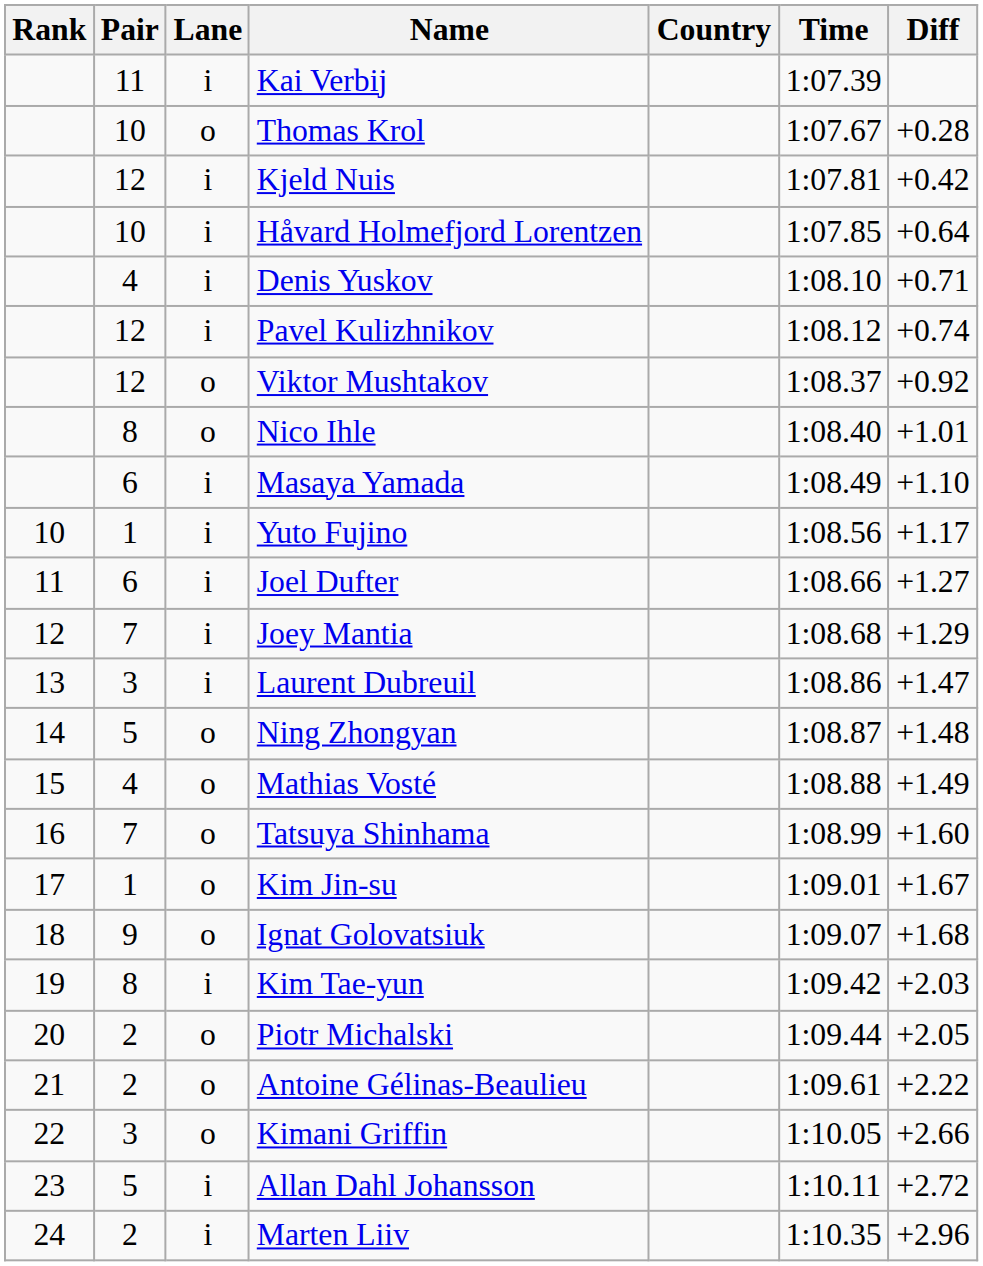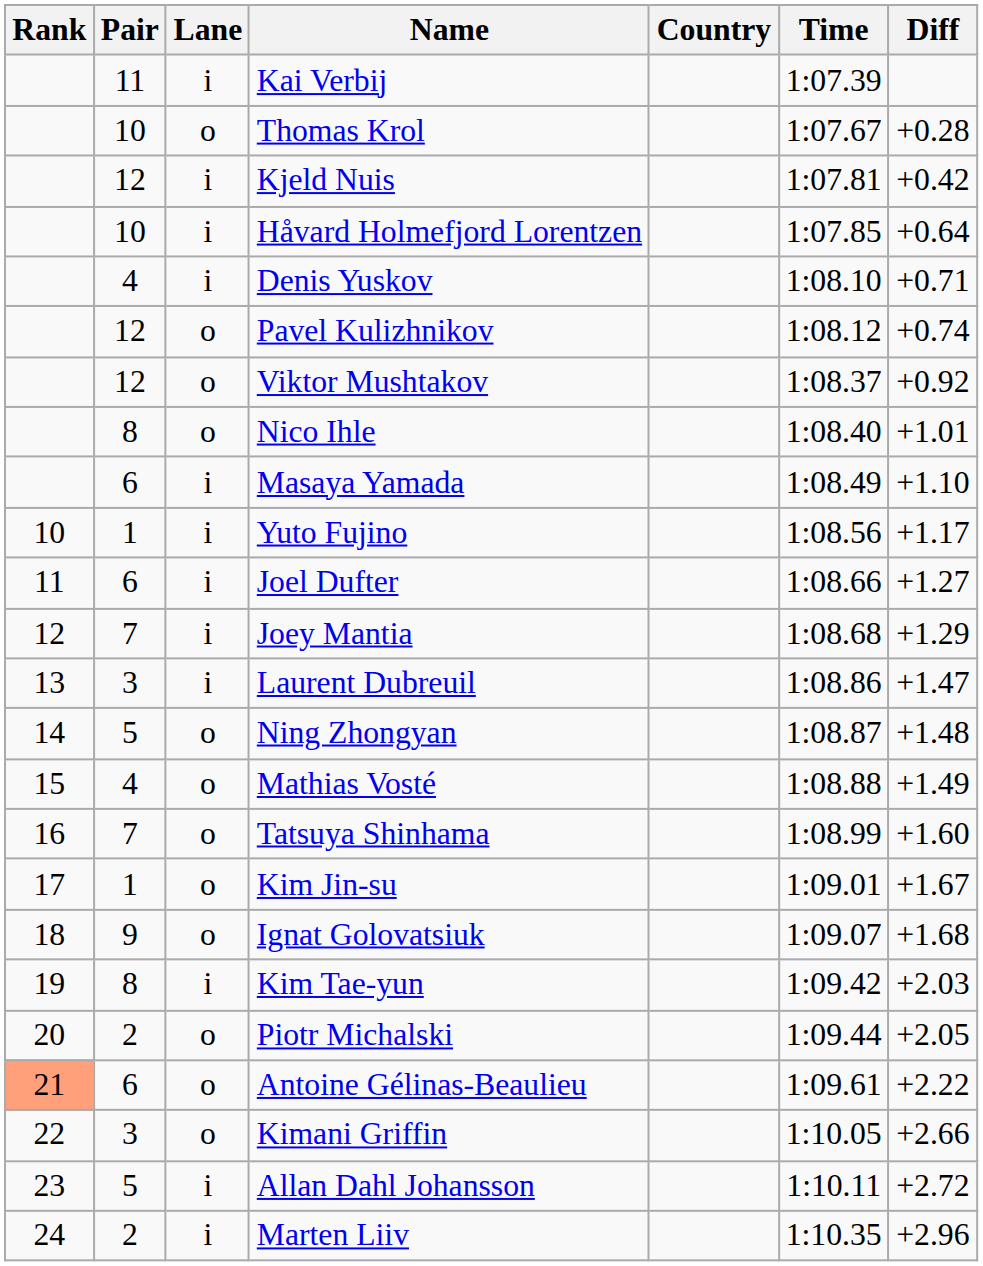(208, 331) i -> (208, 331) o
(49, 1084) no background -> (49, 1084) lightsalmon background
(130, 1084) 2 -> (130, 1084) 6
